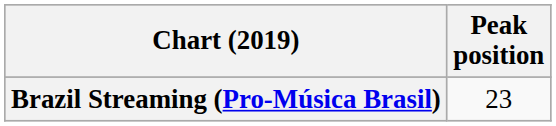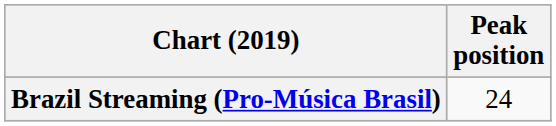(499, 98) 23 -> (499, 98) 24
